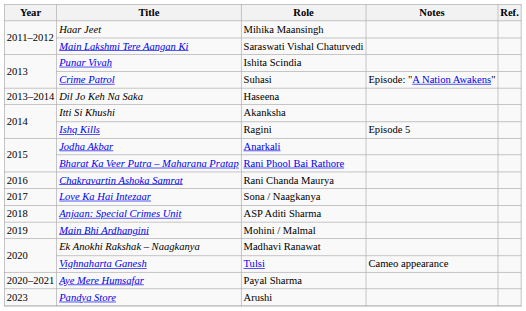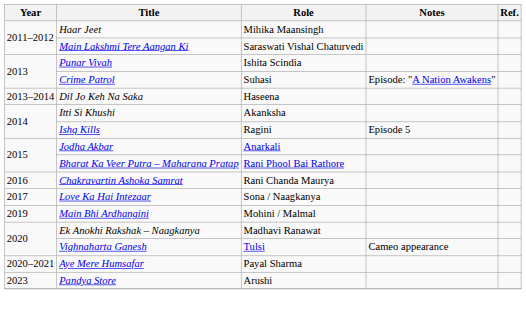- row: (120, 213)
